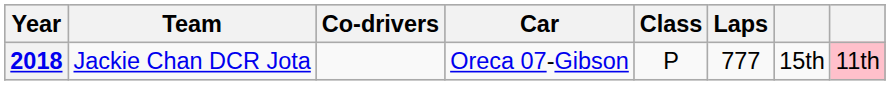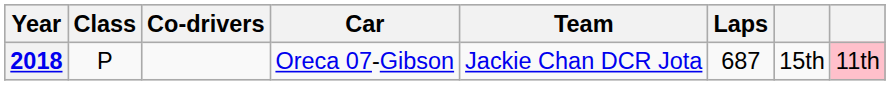columns swapped: (192, 24) <-> (671, 24)
(741, 61) 777 -> (741, 61) 687
